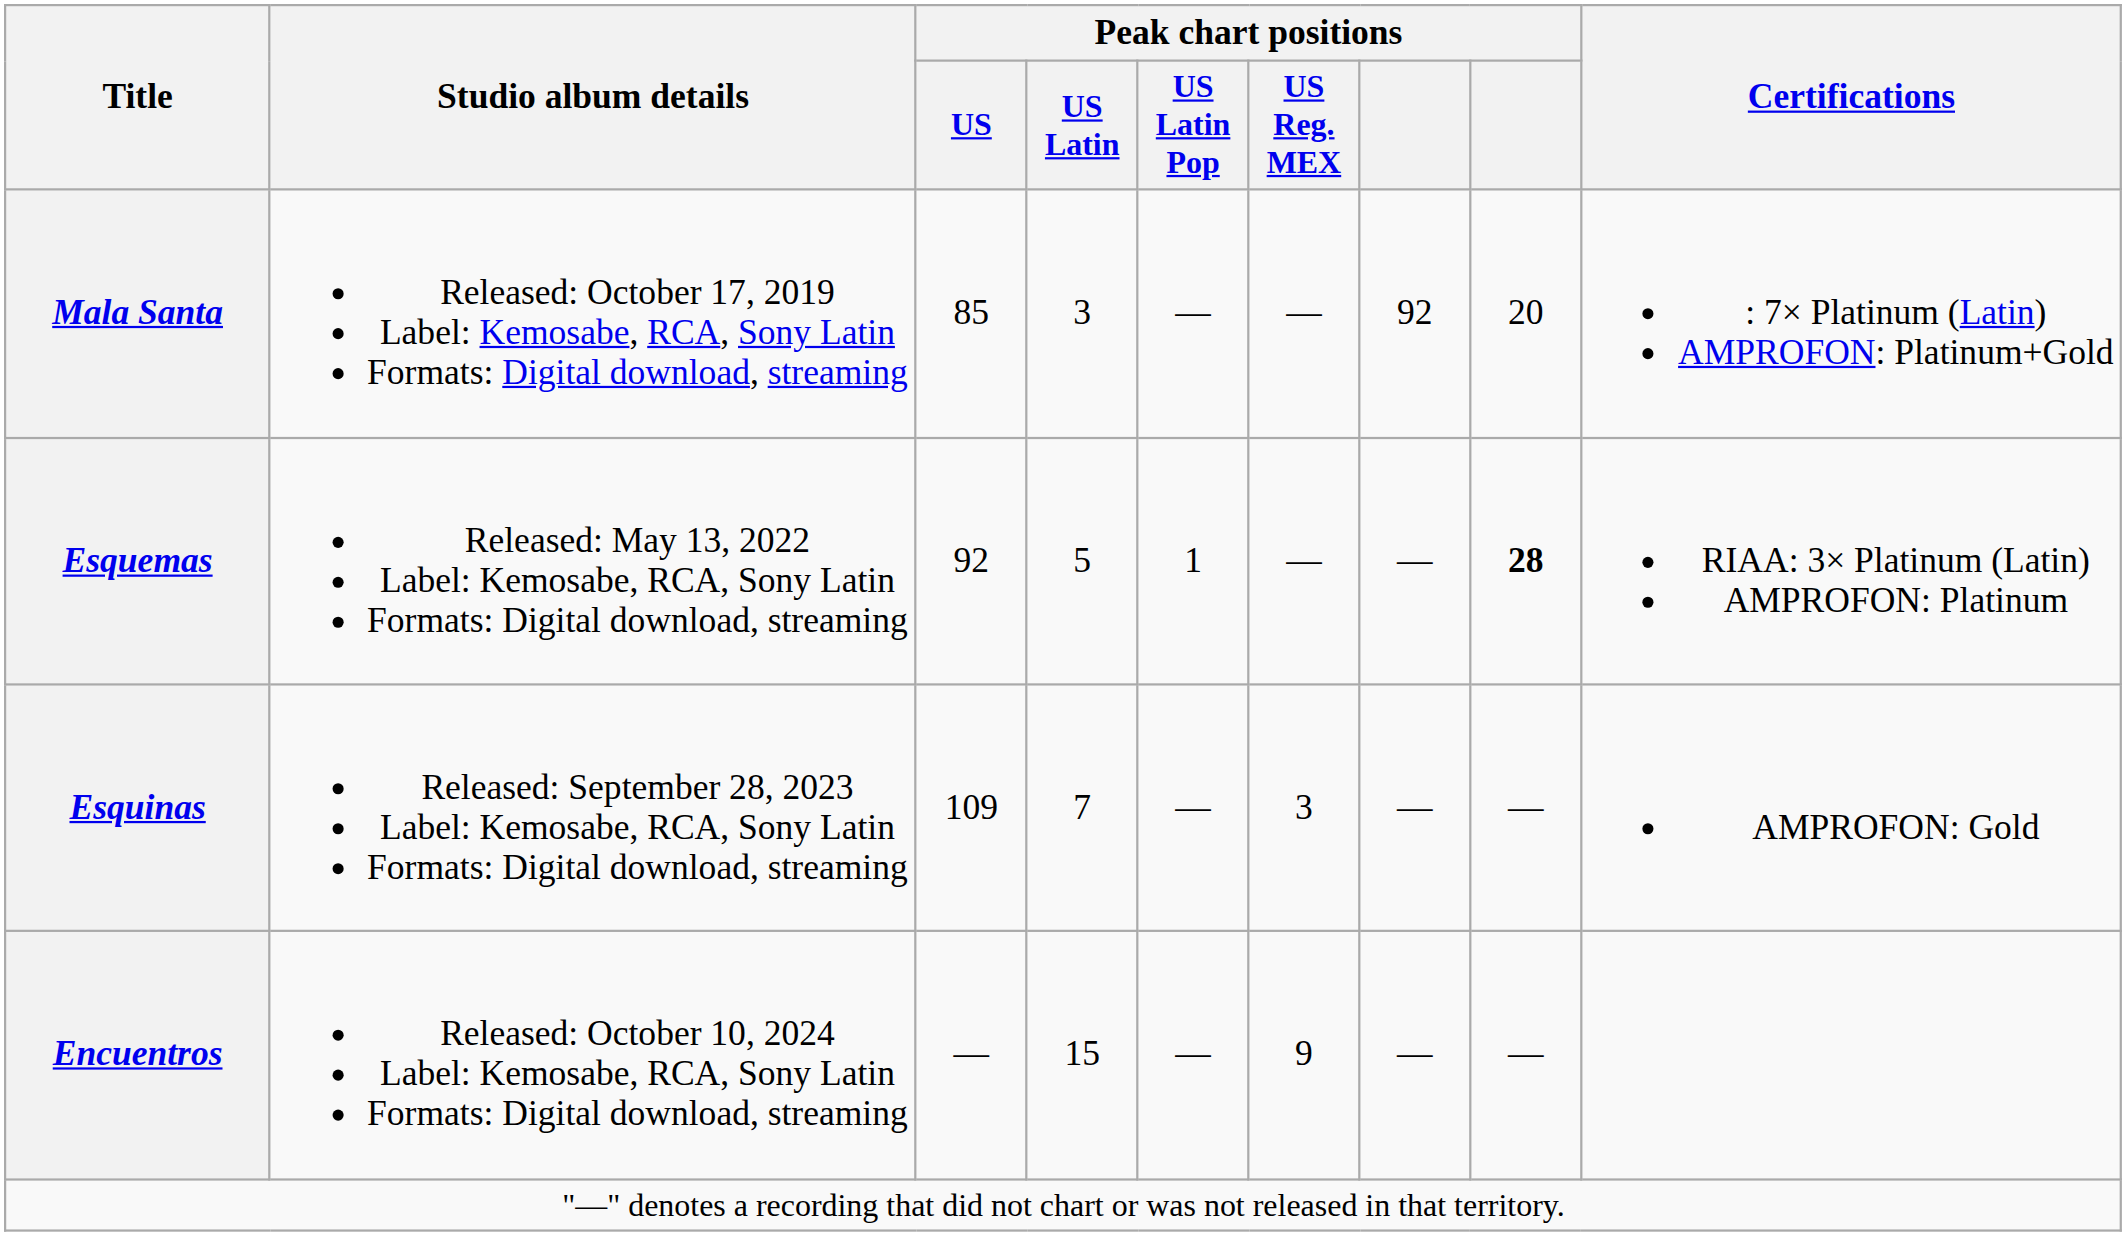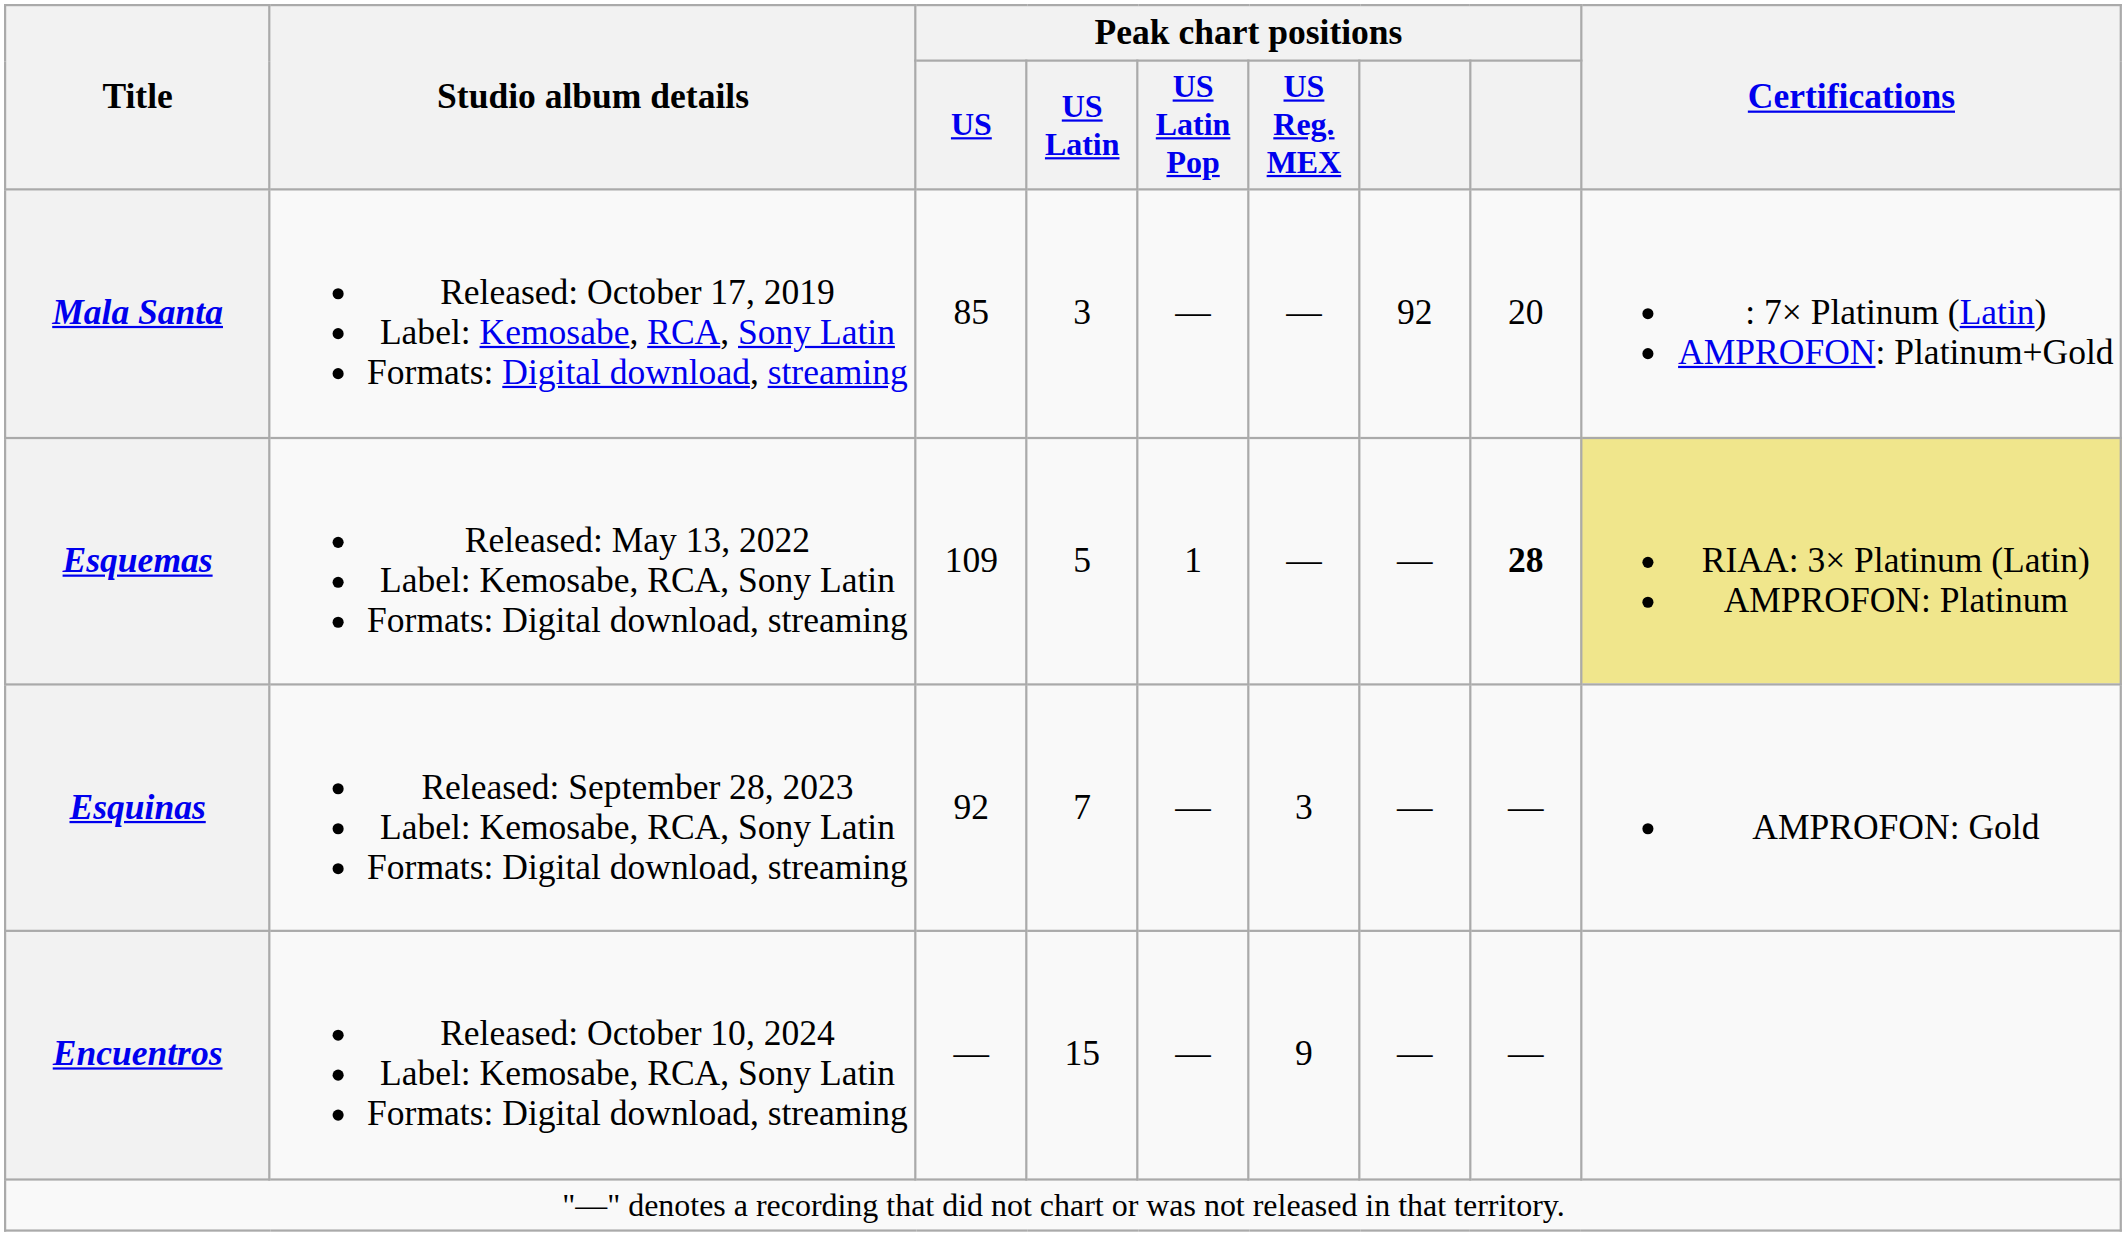(971, 559) 92 -> (971, 559) 109
(1851, 581) no background -> (1851, 581) khaki background
(971, 807) 109 -> (971, 807) 92
